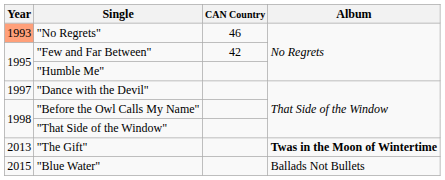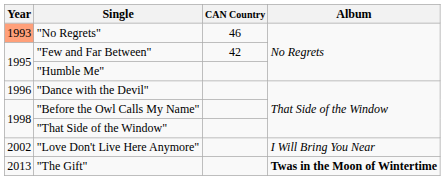(19, 90) 1997 -> (19, 90) 1996
+ row: (118, 147)
- row: (68, 166)
